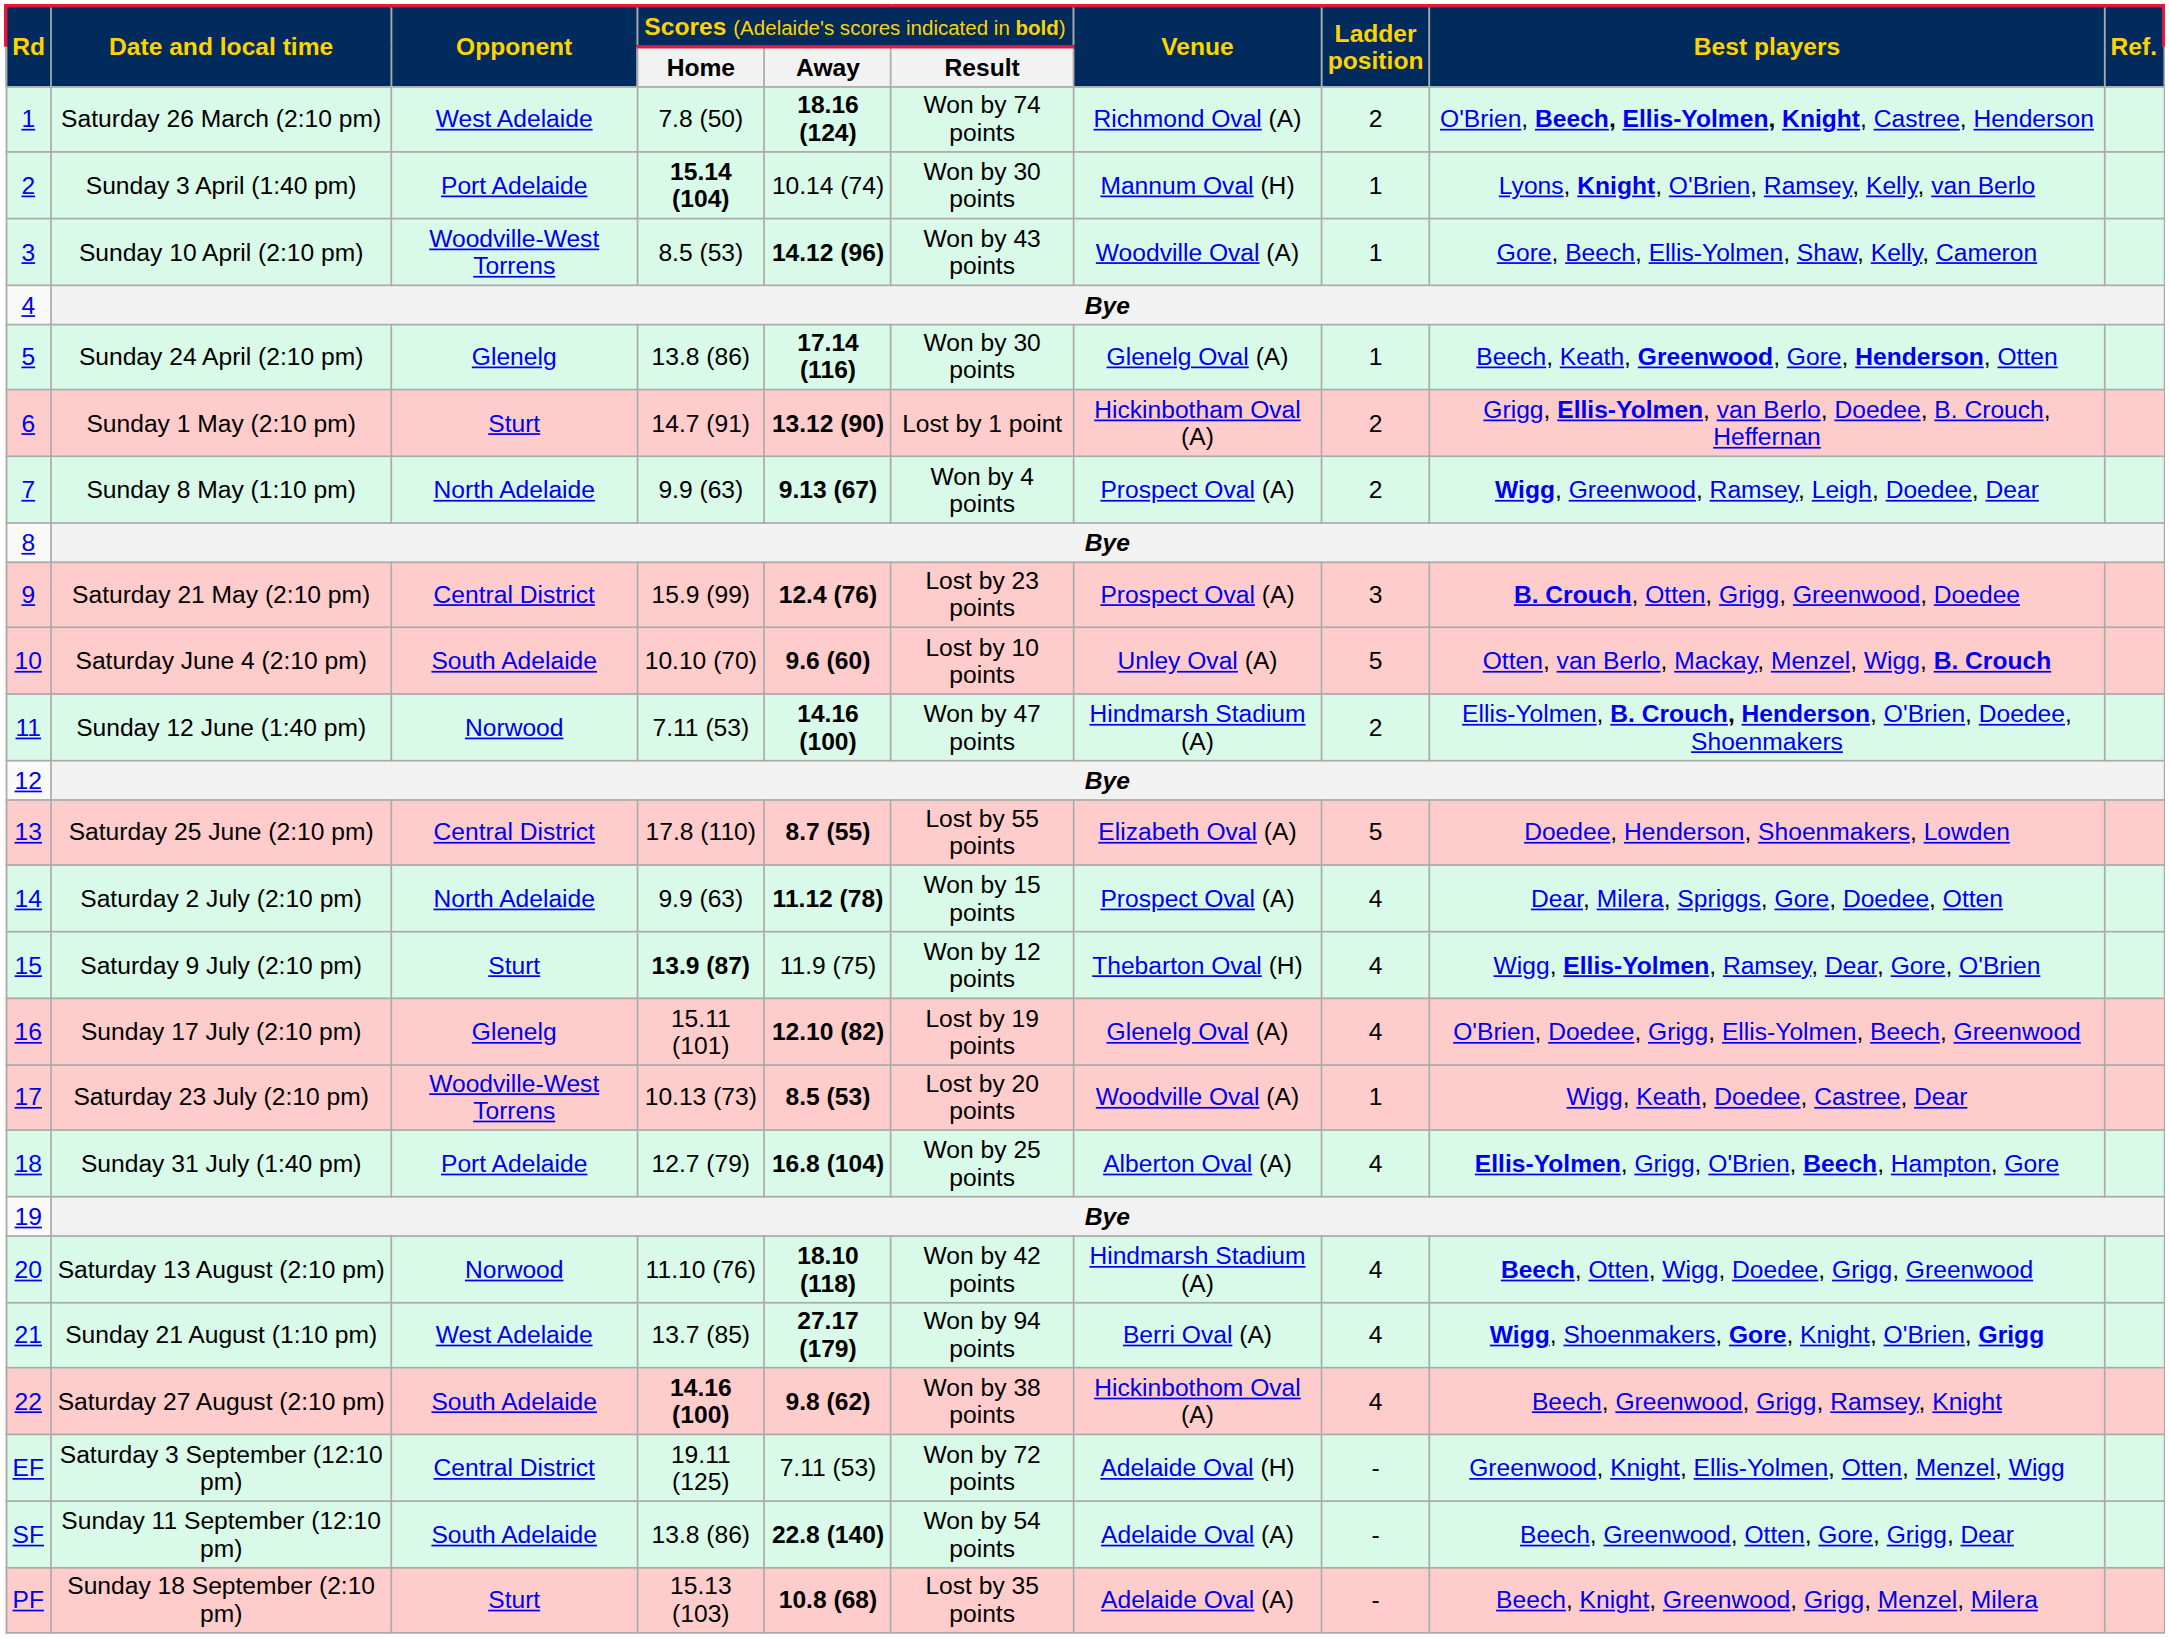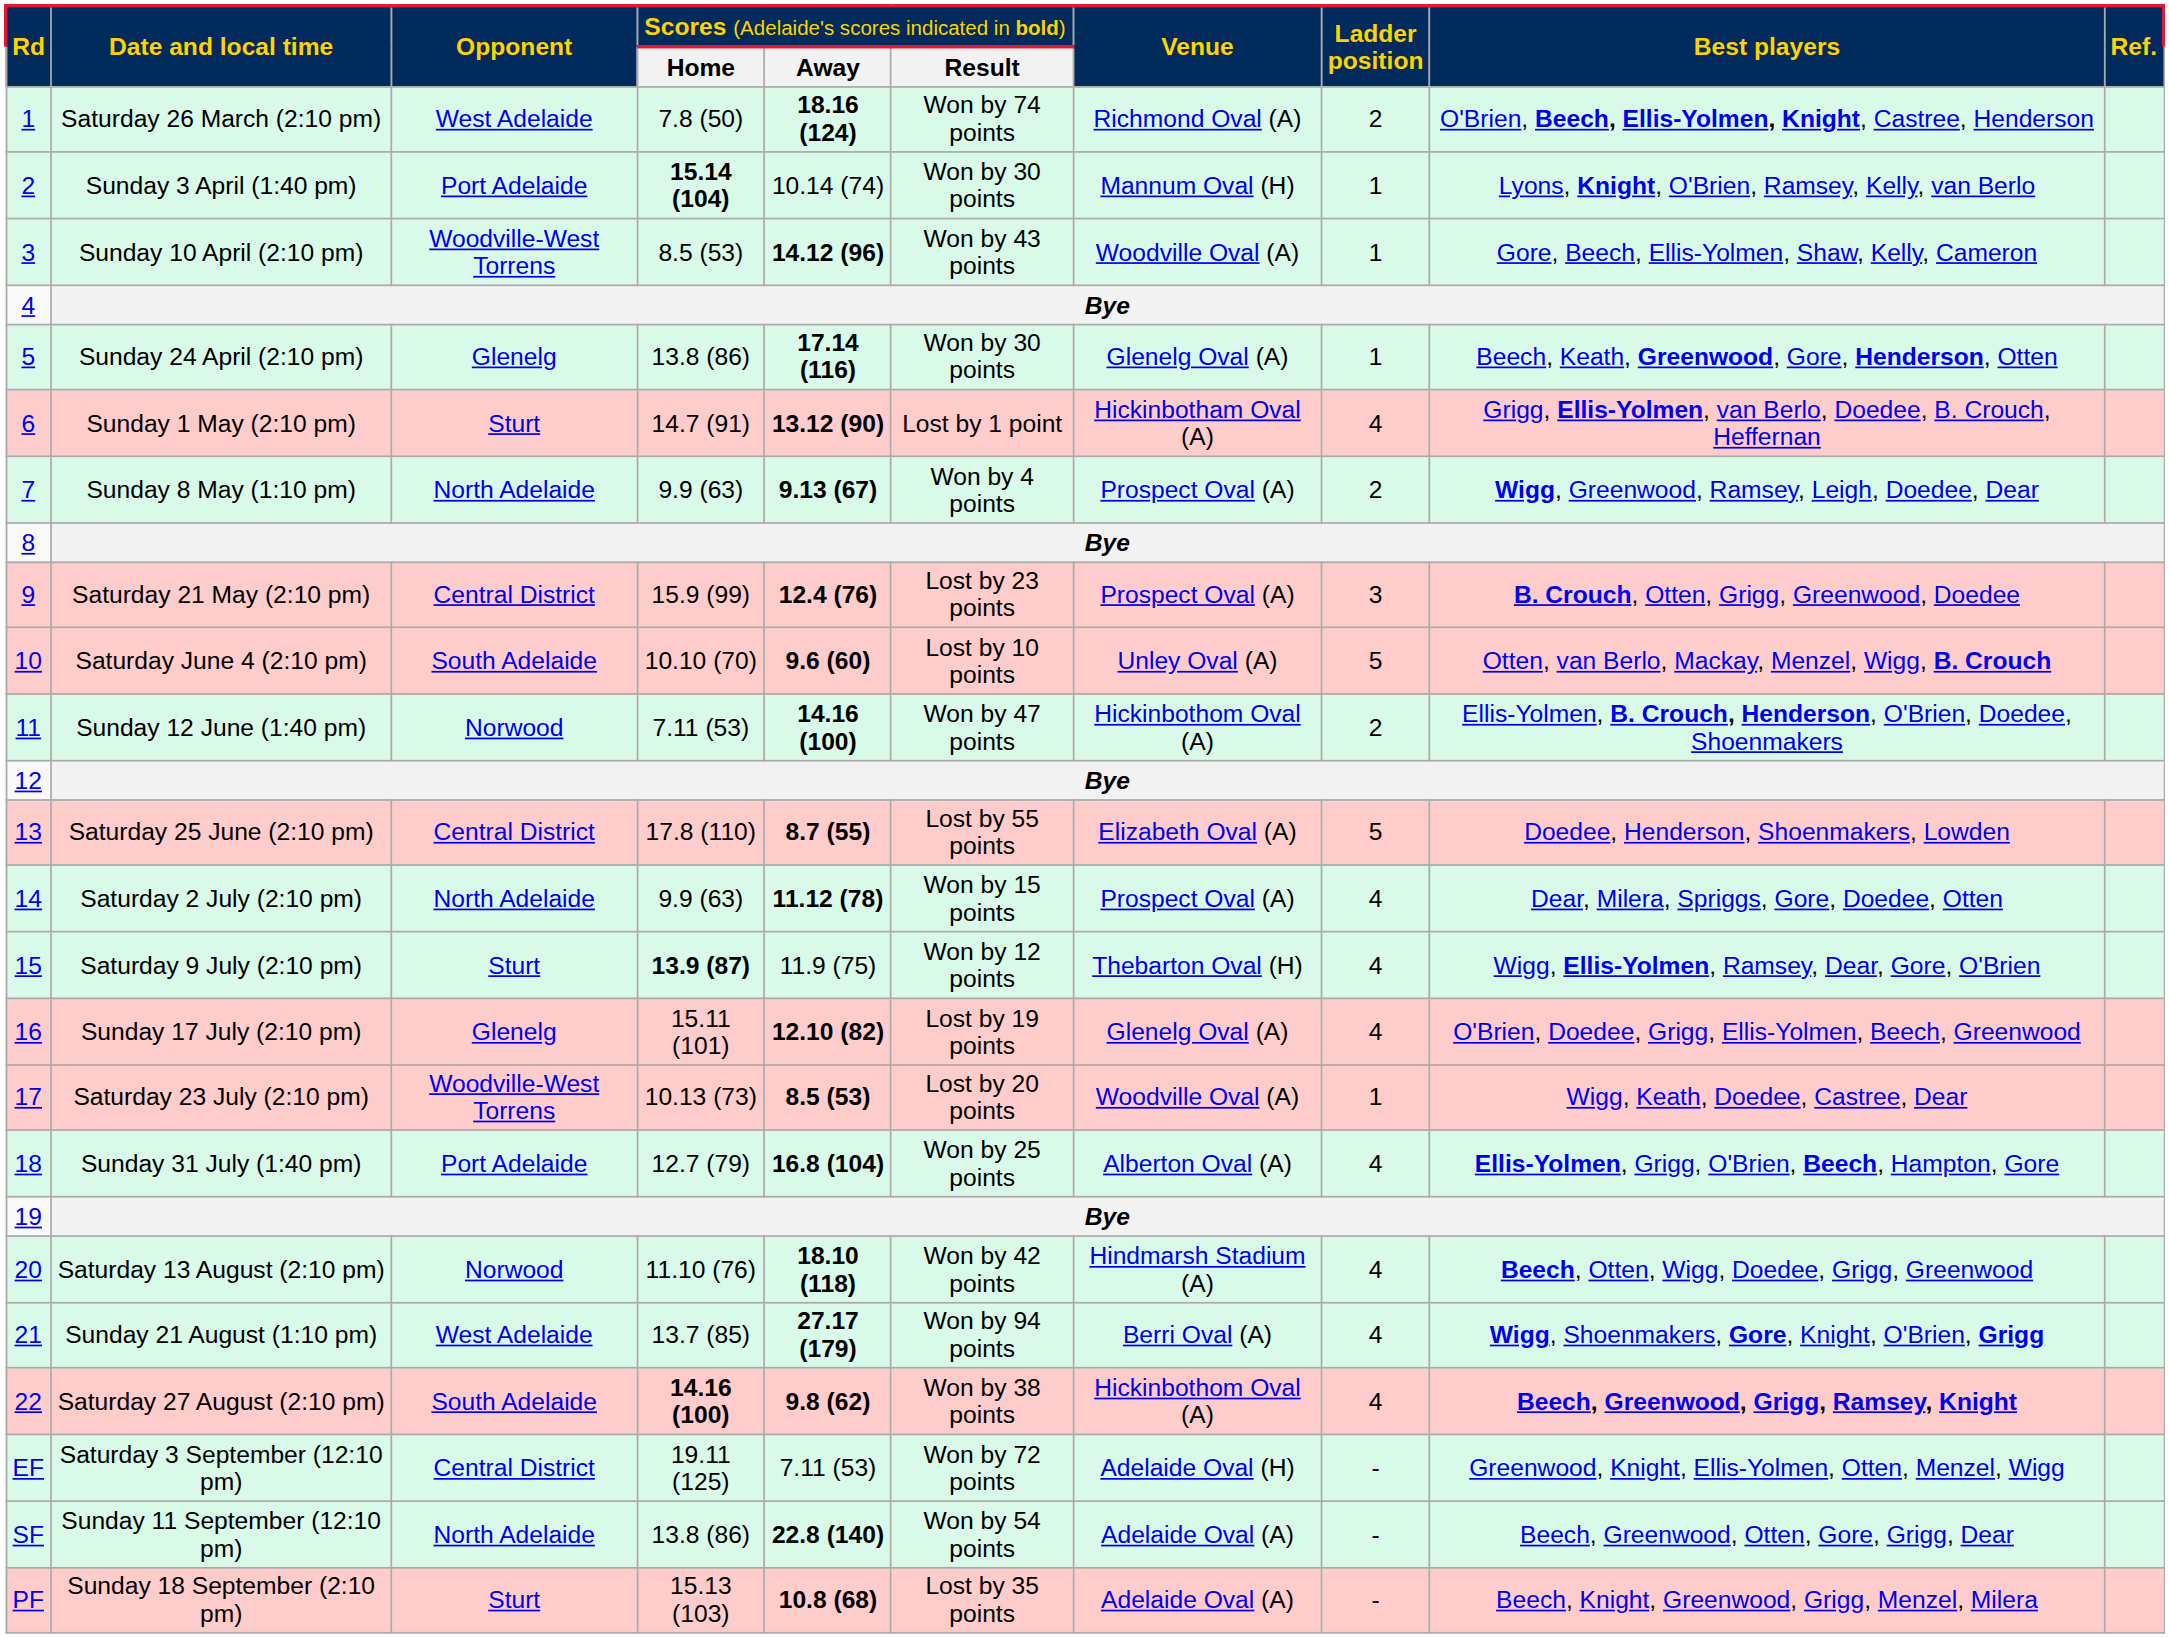(1376, 424) 2 -> (1376, 424) 4
(1197, 728) Hindmarsh Stadium (A) -> (1197, 728) Hickinbothom Oval (A)
(1767, 1402) normal -> (1767, 1402) bold
(514, 1534) South Adelaide -> (514, 1534) North Adelaide
